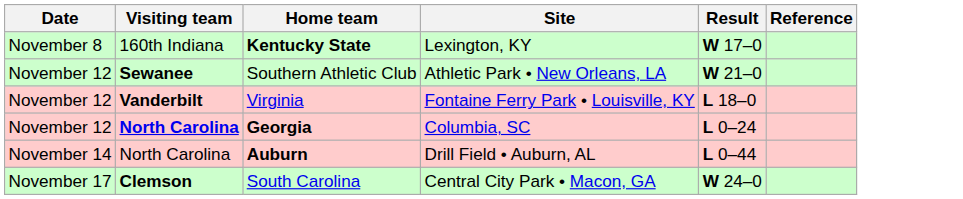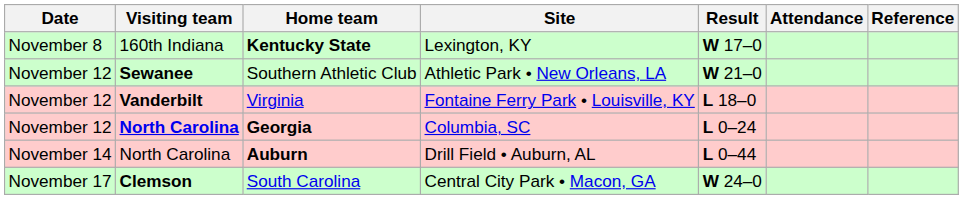+ column: (817, 18)
